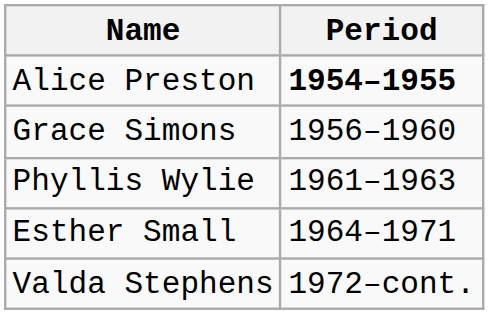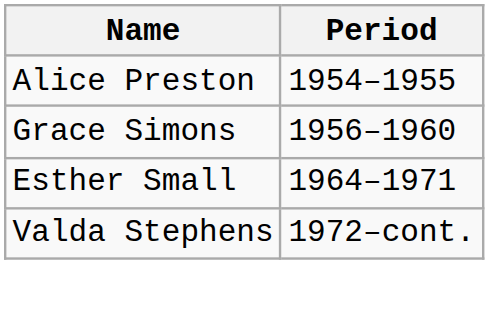(372, 81) bold -> (372, 81) normal
- row: (134, 182)
